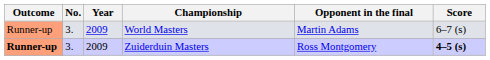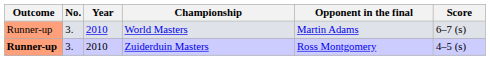(97, 30) 2009 -> (97, 30) 2010
(97, 47) 2009 -> (97, 47) 2010
(451, 47) bold -> (451, 47) normal
